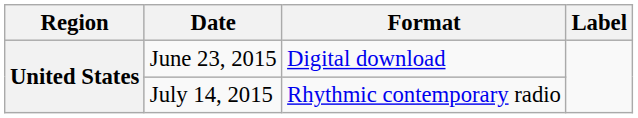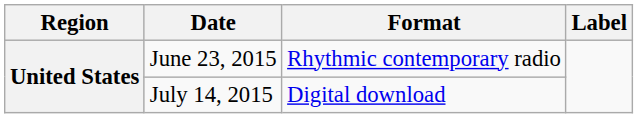(366, 58) Digital download -> (424, 58) Rhythmic contemporary radio
(424, 94) Rhythmic contemporary radio -> (366, 94) Digital download
